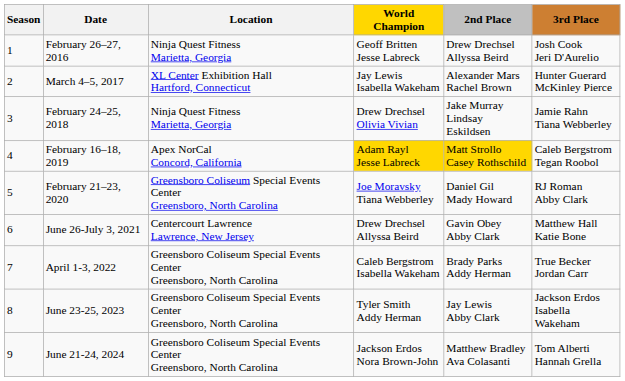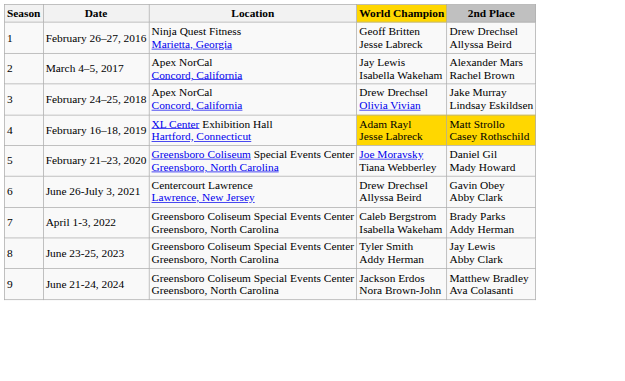- column: (576, 19)
(211, 81) XL Center Exhibition Hall Hartford, Connecticut -> (197, 68) Apex NorCal Concord, California
(196, 118) Ninja Quest Fitness Marietta, Georgia -> (197, 99) Apex NorCal Concord, California
(196, 155) Apex NorCal Concord, California -> (212, 130) XL Center Exhibition Hall Hartford, Connecticut
